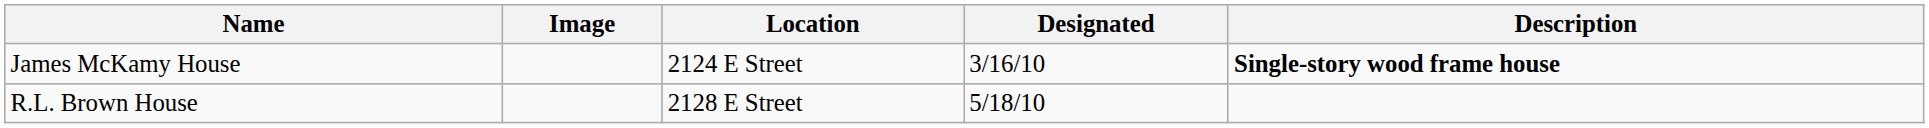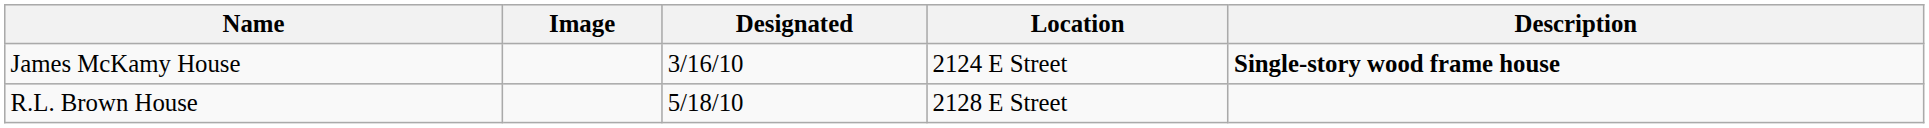columns swapped: (813, 24) <-> (1096, 24)
